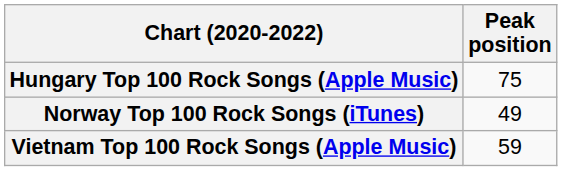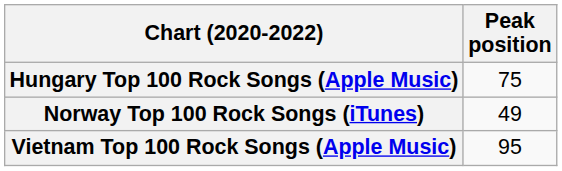(510, 147) 59 -> (510, 147) 95
